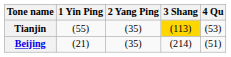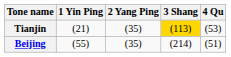(81, 28) (55) -> (81, 28) (21)
(81, 44) (21) -> (81, 44) (55)
